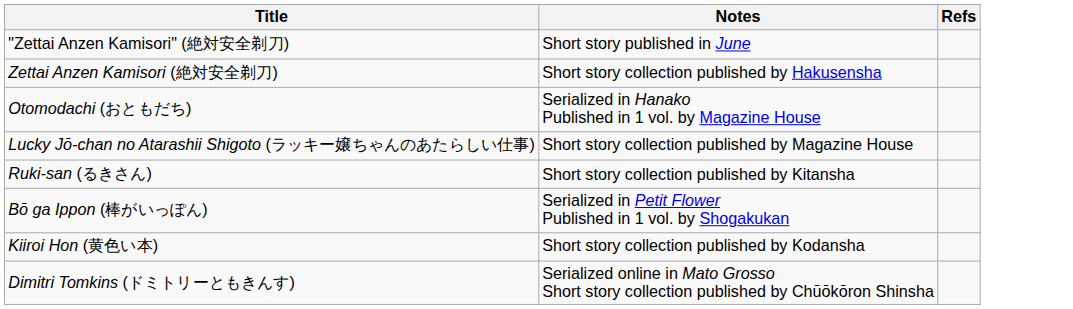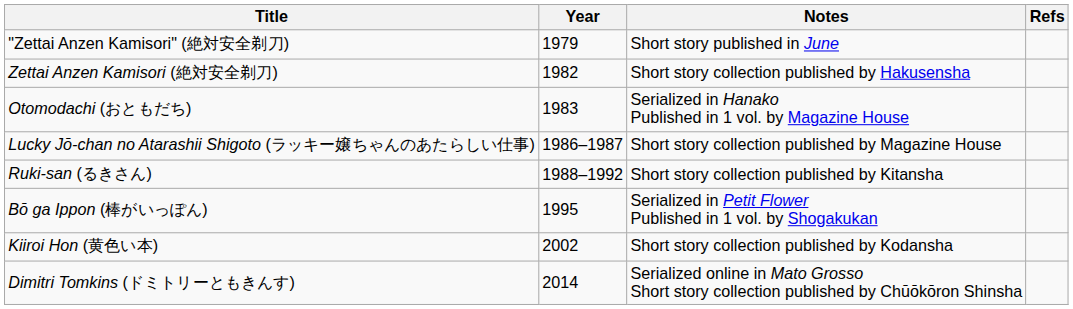+ column: (583, 17)
